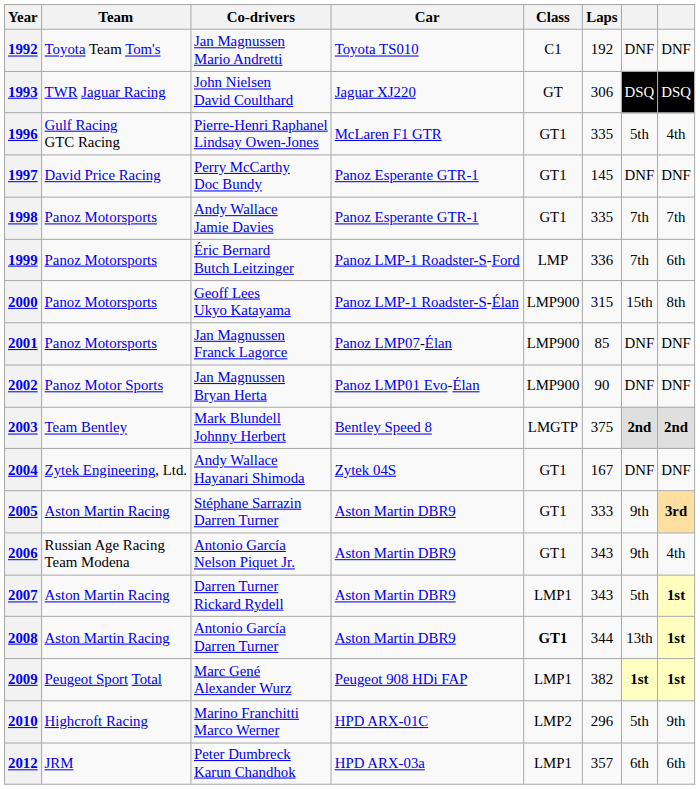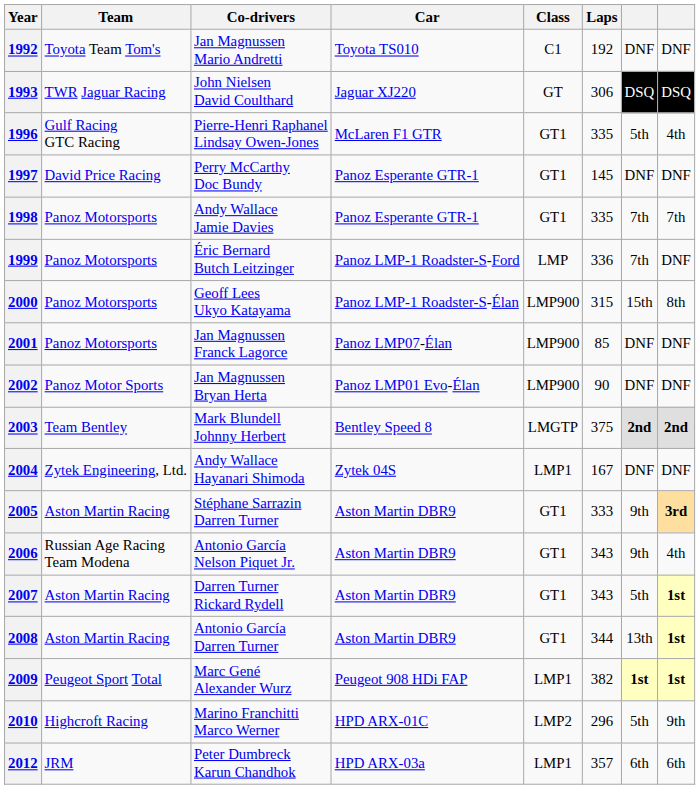(676, 260) 6th -> (676, 260) DNF
(553, 470) GT1 -> (553, 470) LMP1
(553, 595) LMP1 -> (553, 595) GT1
(553, 637) bold -> (553, 637) normal
